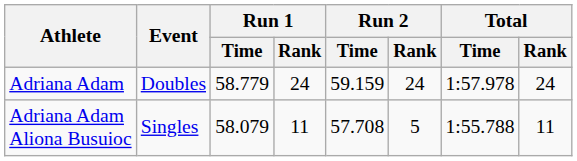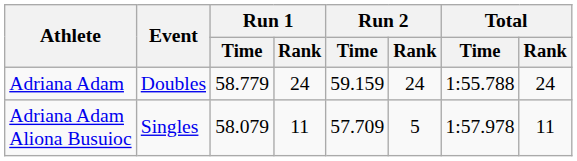(480, 83) 1:57.978 -> (480, 83) 1:55.788
(357, 127) 57.708 -> (357, 127) 57.709
(480, 127) 1:55.788 -> (480, 127) 1:57.978
